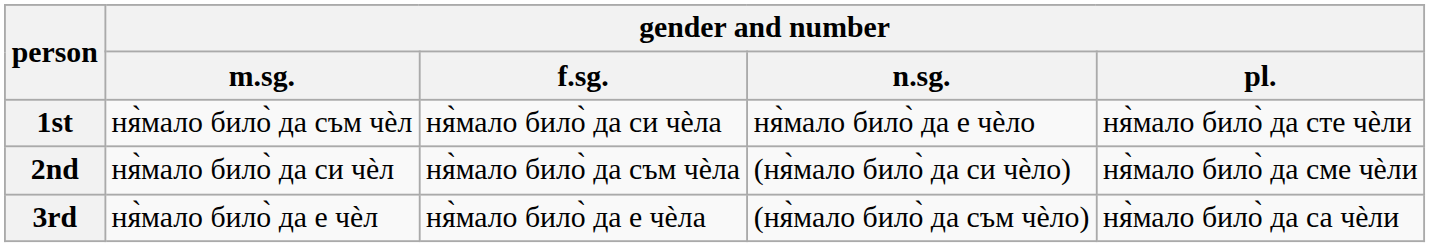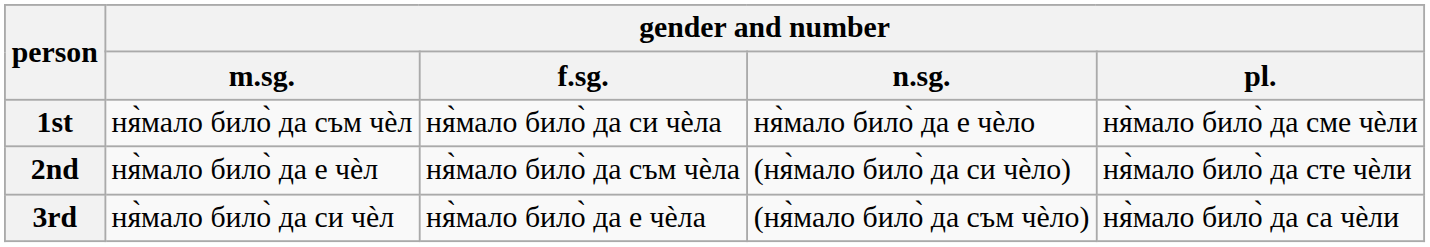(1257, 122) ня̀мало било̀ да сте чѐли -> (1260, 122) ня̀мало било̀ да сме чѐли
(253, 169) ня̀мало било̀ да си чѐл -> (245, 169) ня̀мало било̀ да е чѐл
(1260, 169) ня̀мало било̀ да сме чѐли -> (1257, 169) ня̀мало било̀ да сте чѐли
(245, 216) ня̀мало било̀ да е чѐл -> (253, 216) ня̀мало било̀ да си чѐл
